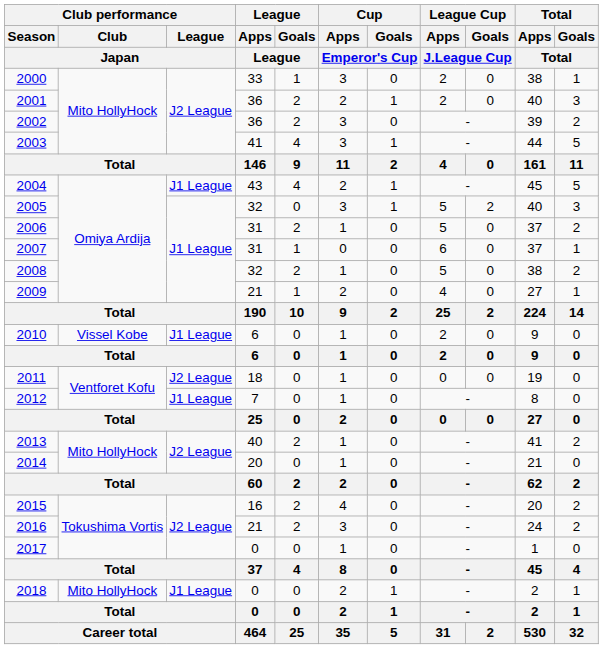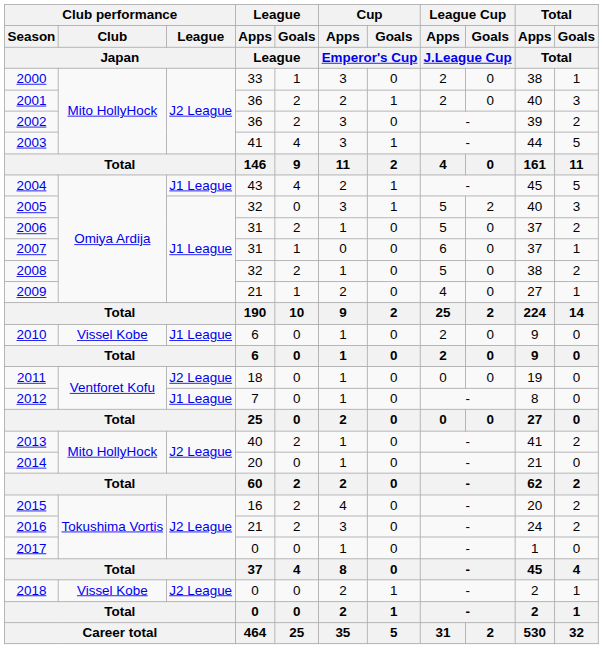(112, 590) Mito HollyHock -> (112, 590) Vissel Kobe
(201, 590) J1 League -> (201, 590) J2 League
